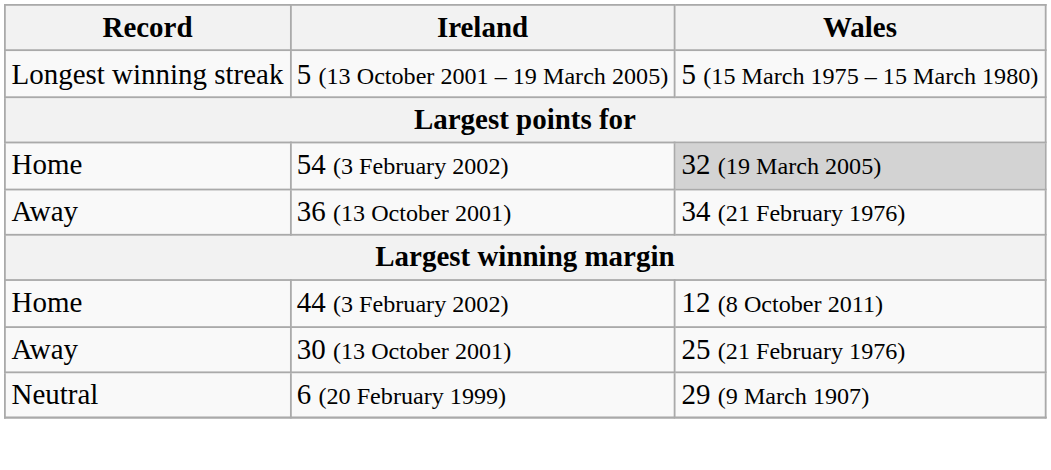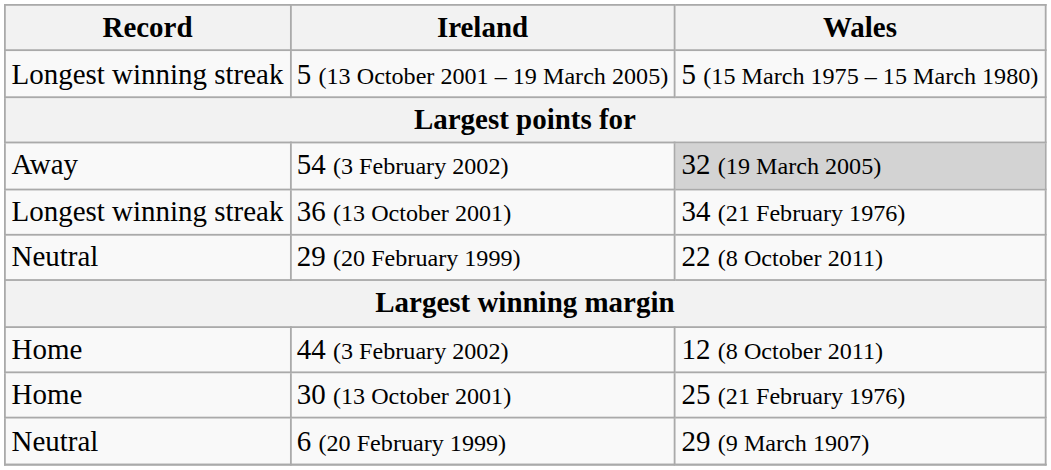(47, 165) Home -> (45, 165) Away
(45, 211) Away -> (148, 211) Longest winning streak
+ row: (409, 257)
(45, 348) Away -> (47, 394) Home
